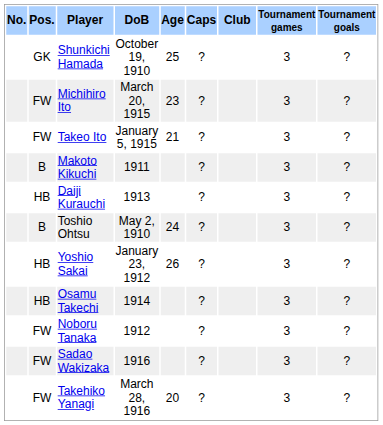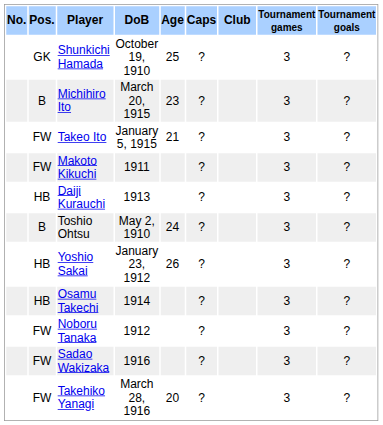(42, 100) FW -> (42, 100) B
(42, 167) B -> (42, 167) FW
